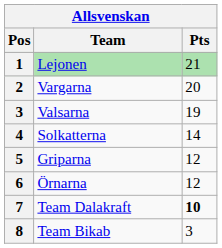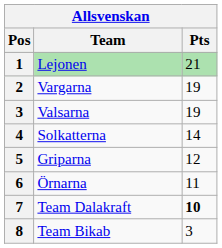(193, 87) 20 -> (193, 87) 19
(193, 183) 12 -> (193, 183) 11
